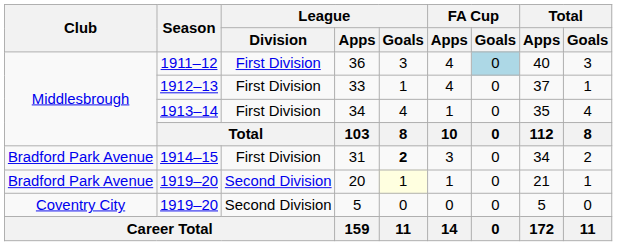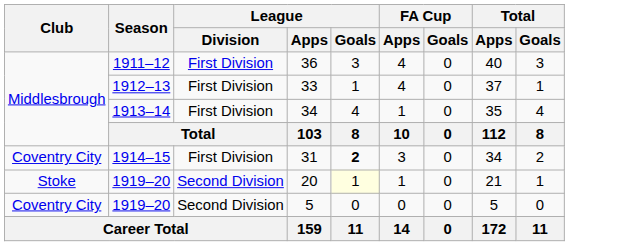(495, 63) lightblue background -> (448, 63) no background
(81, 157) Bradford Park Avenue -> (57, 157) Coventry City
(81, 181) Bradford Park Avenue -> (57, 181) Stoke
